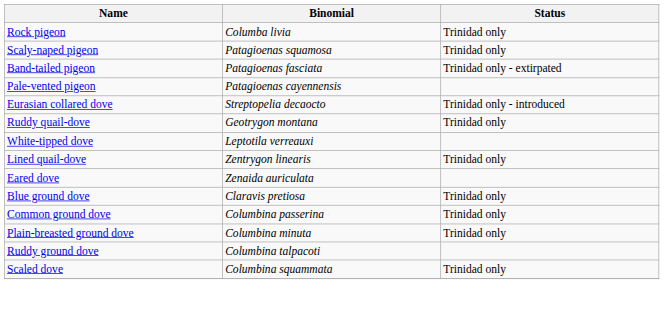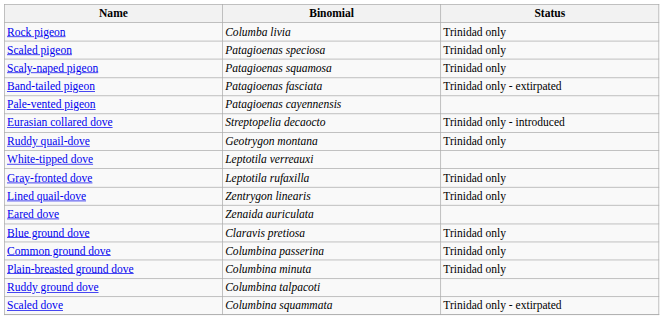+ row: (39, 50)
+ row: (50, 178)
(475, 269) Trinidad only -> (502, 305) Trinidad only - extirpated
